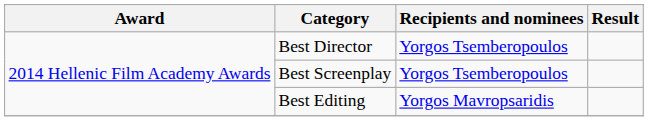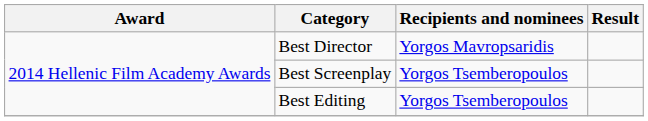(484, 45) Yorgos Tsemberopoulos -> (477, 45) Yorgos Mavropsaridis
(477, 101) Yorgos Mavropsaridis -> (484, 101) Yorgos Tsemberopoulos
